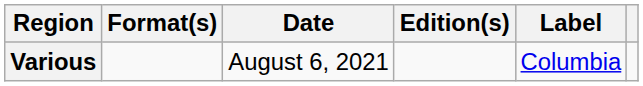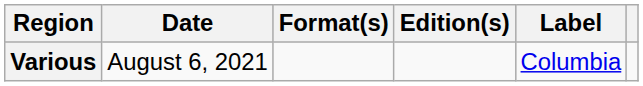columns swapped: (308, 23) <-> (162, 23)
